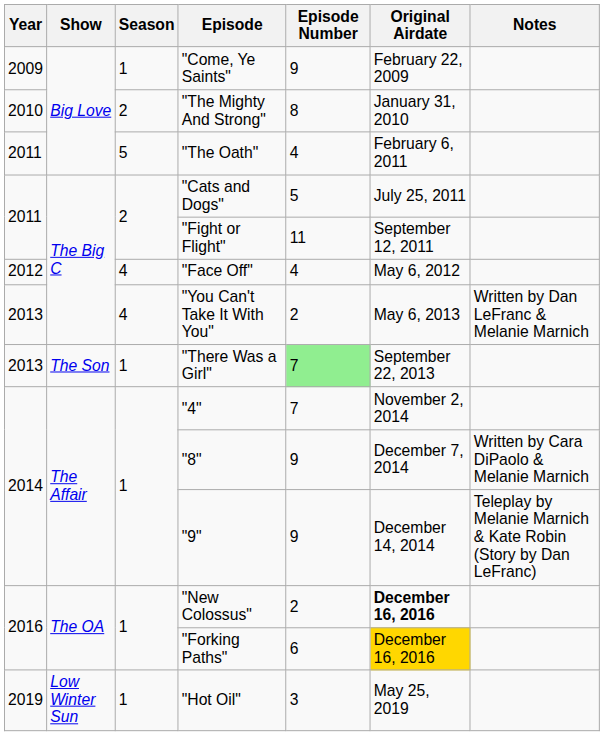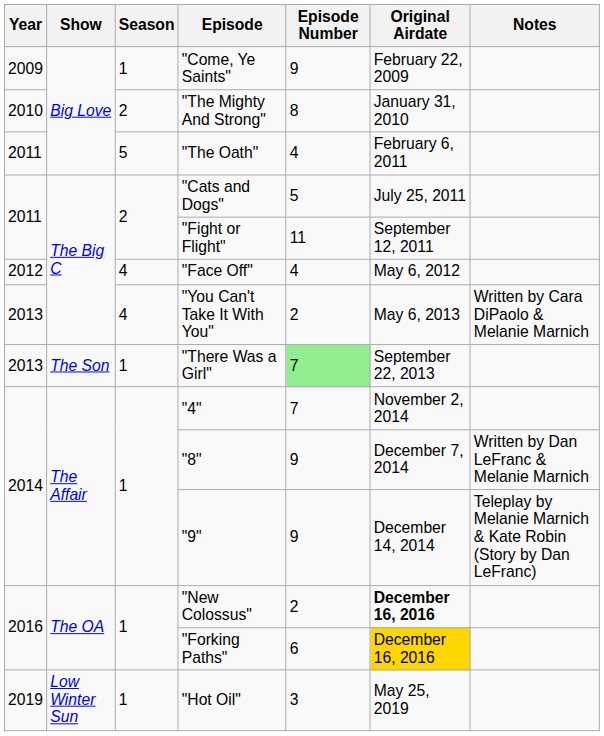(531, 314) Written by Dan LeFranc & Melanie Marnich -> (531, 314) Written by Cara DiPaolo & Melanie Marnich
(531, 459) Written by Cara DiPaolo & Melanie Marnich -> (531, 459) Written by Dan LeFranc & Melanie Marnich
